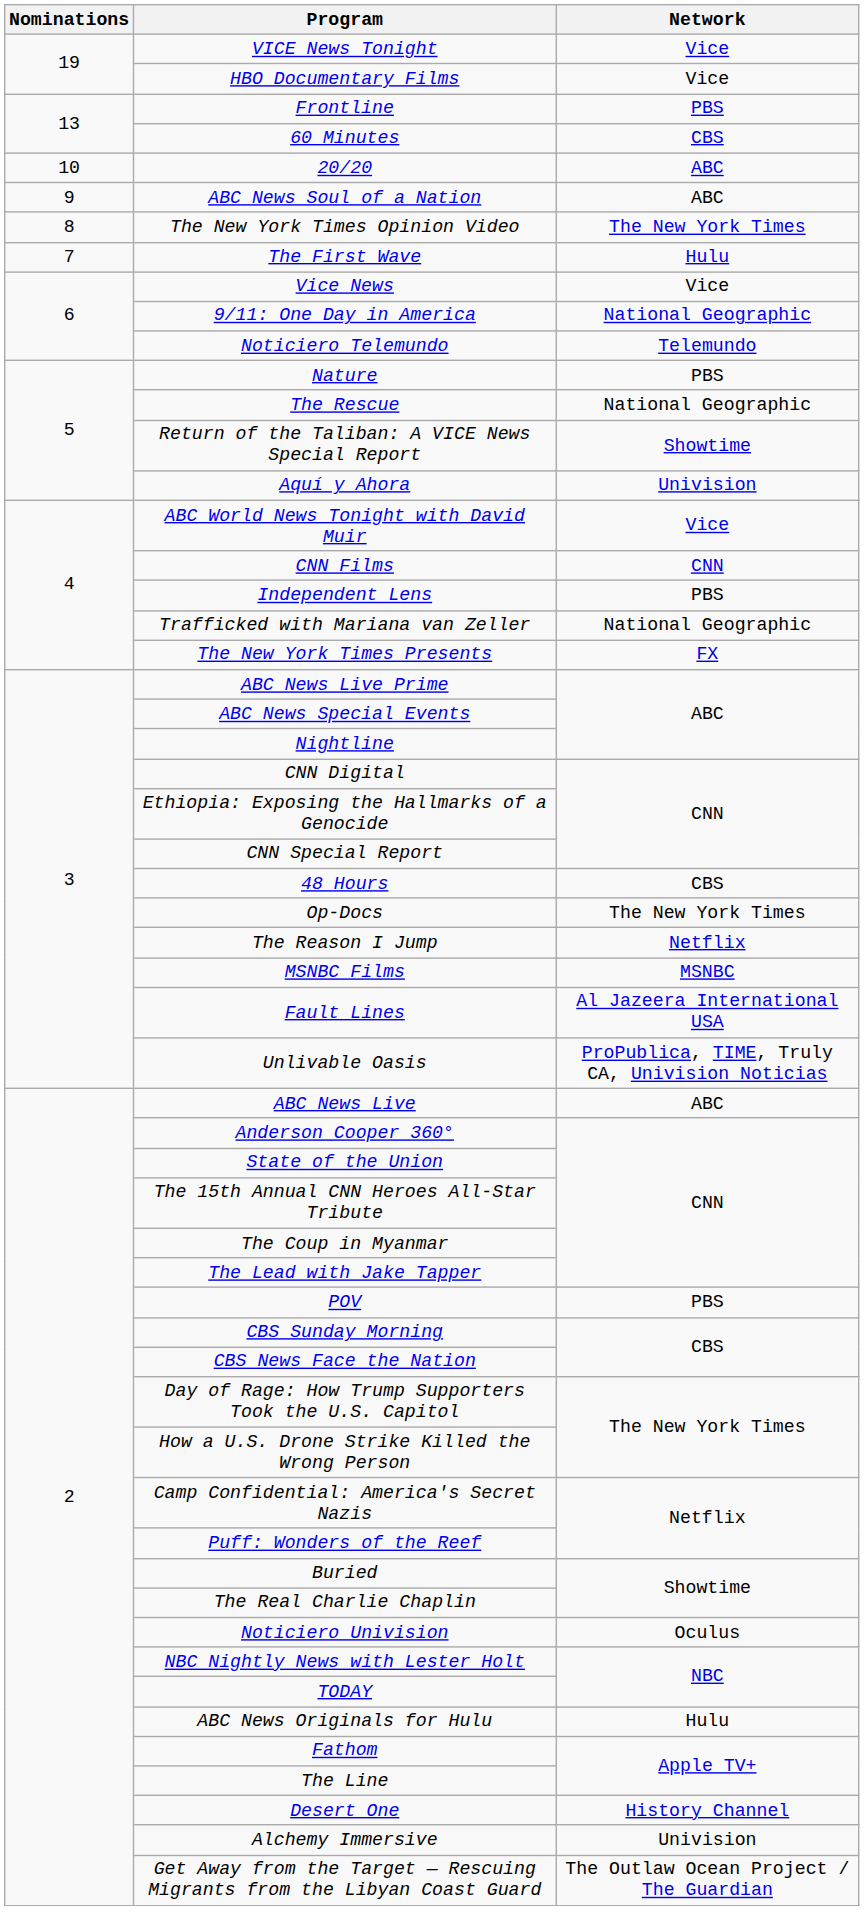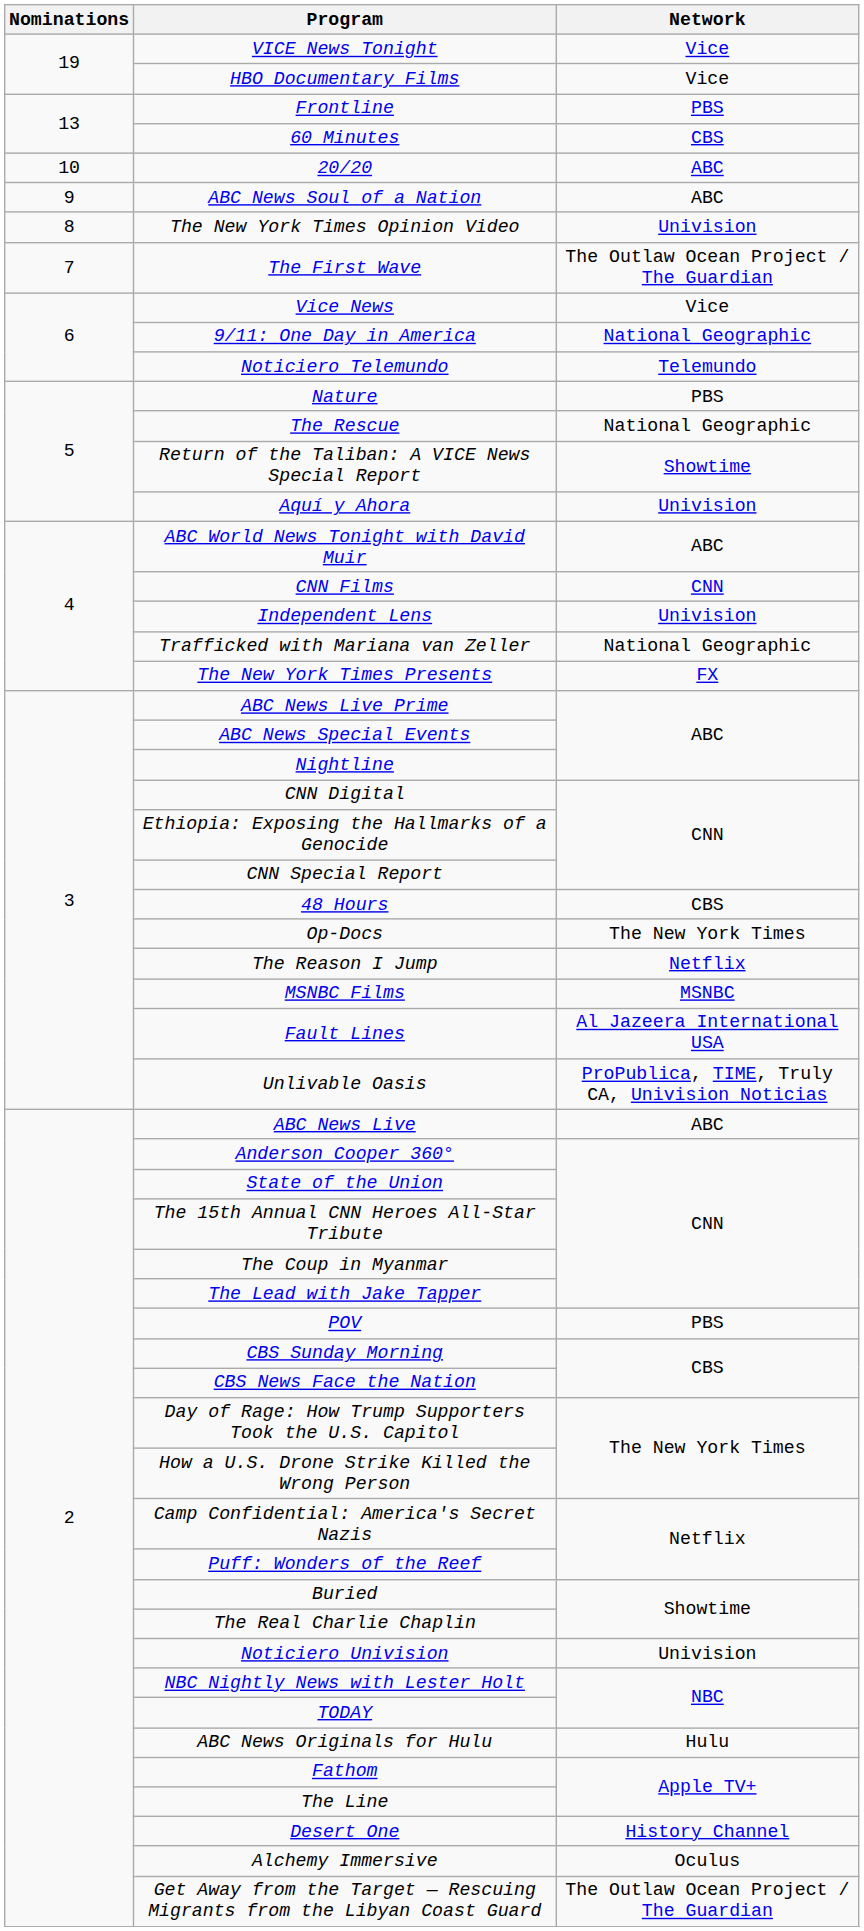(707, 227) The New York Times -> (707, 227) Univision
(707, 257) Hulu -> (707, 267) The Outlaw Ocean Project / The Guardian
(707, 526) Vice -> (707, 547) ABC
(707, 595) PBS -> (707, 616) Univision
(707, 1632) Oculus -> (707, 1653) Univision
(707, 1840) Univision -> (707, 1861) Oculus
